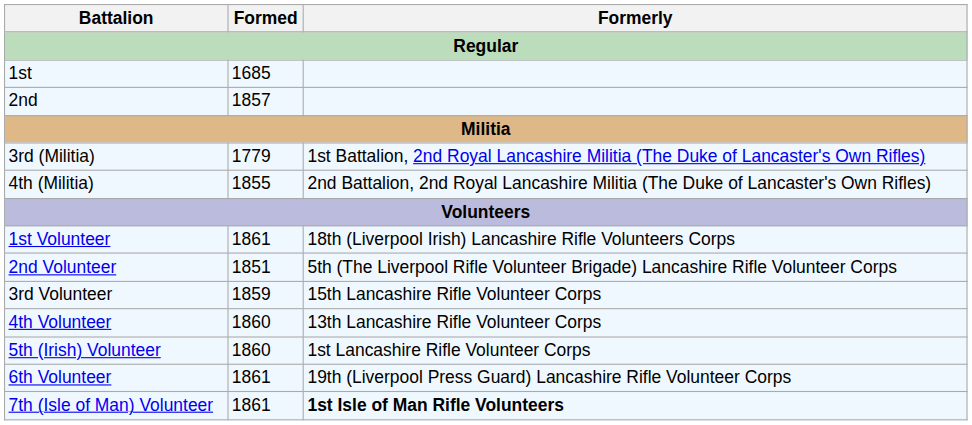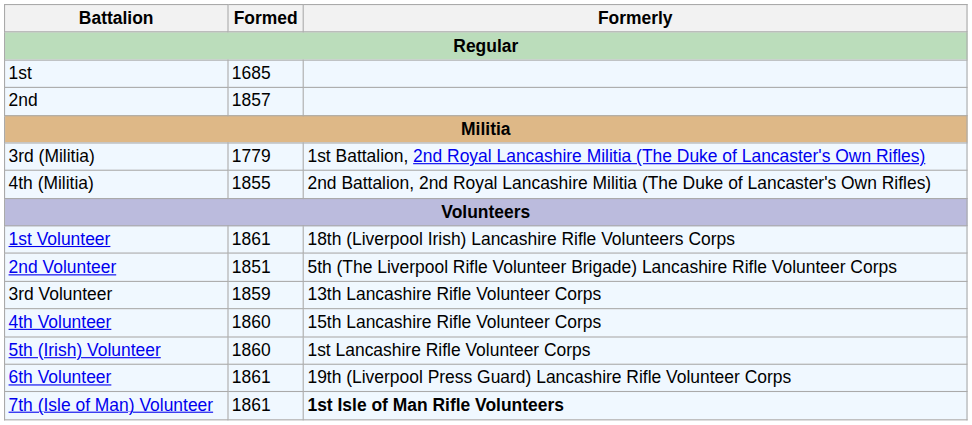(454, 294) 15th Lancashire Rifle Volunteer Corps -> (454, 294) 13th Lancashire Rifle Volunteer Corps
(454, 322) 13th Lancashire Rifle Volunteer Corps -> (454, 322) 15th Lancashire Rifle Volunteer Corps
